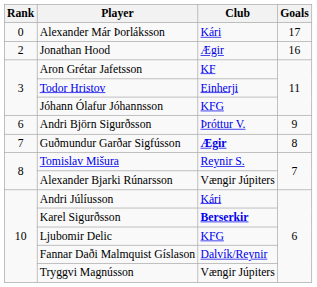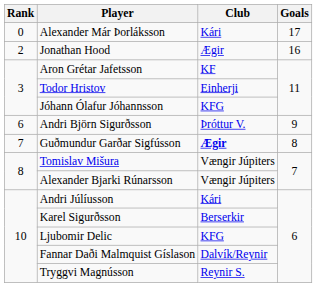(223, 161) Reynir S. -> (238, 161) Vængir Júpiters
(224, 217) bold -> (222, 217) normal
(238, 273) Vængir Júpiters -> (223, 273) Reynir S.
